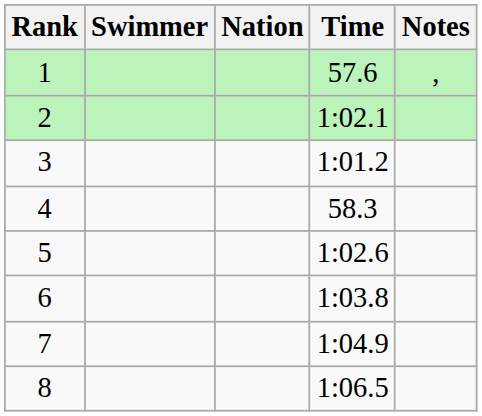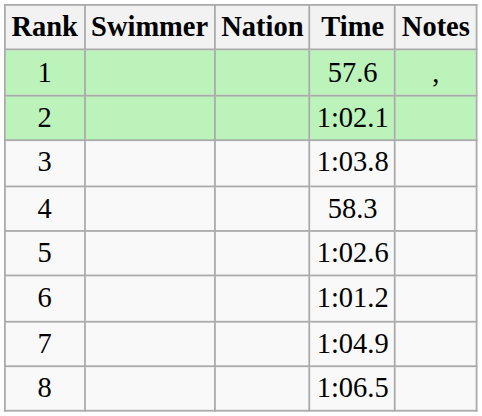(353, 162) 1:01.2 -> (353, 162) 1:03.8
(353, 298) 1:03.8 -> (353, 298) 1:01.2
